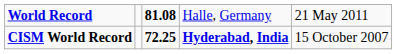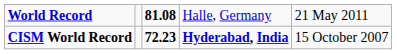(160, 37) 72.25 -> (160, 37) 72.23
